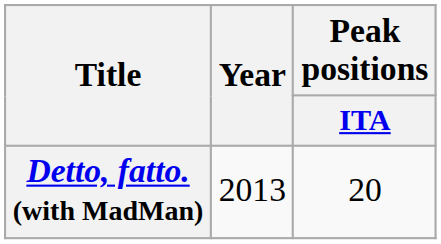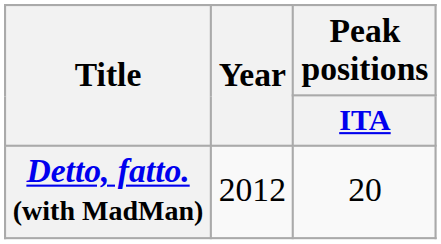(252, 191) 2013 -> (252, 191) 2012
